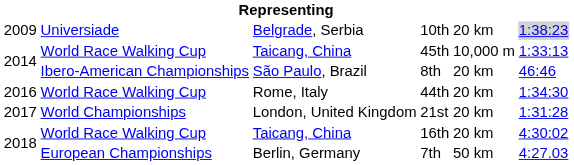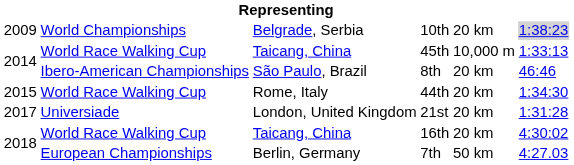(80, 30) Universiade -> (113, 30) World Championships
(20, 92) 2016 -> (20, 92) 2015
(113, 112) World Championships -> (80, 112) Universiade
